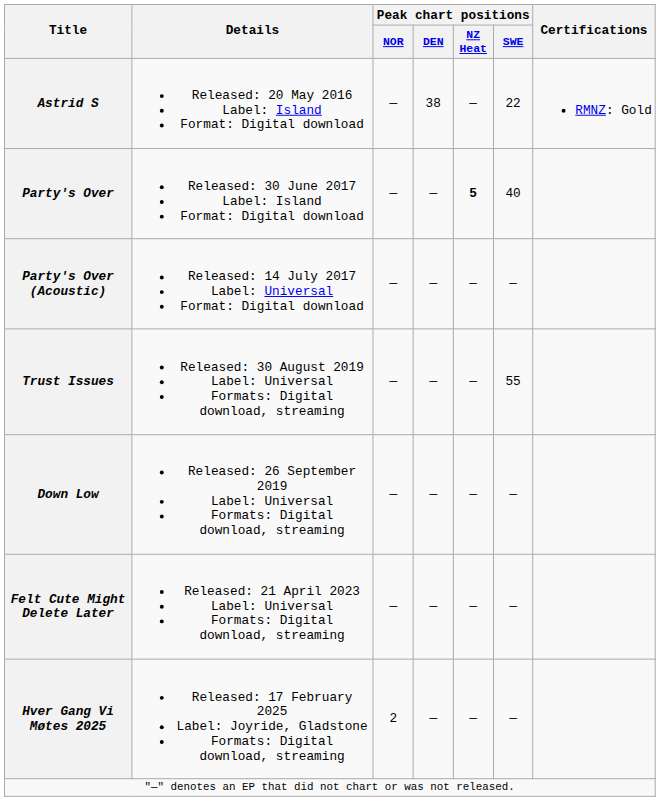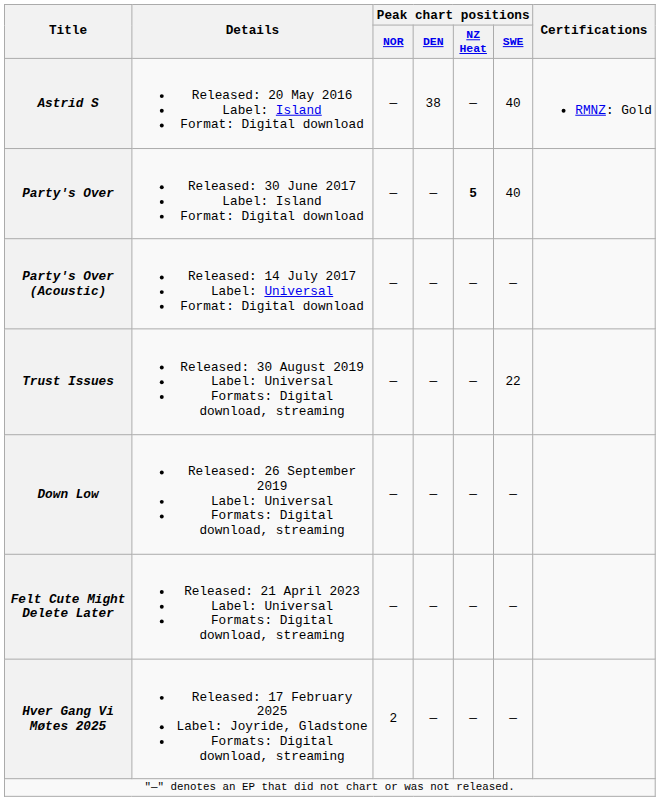(513, 103) 22 -> (513, 103) 40
(513, 382) 55 -> (513, 382) 22
